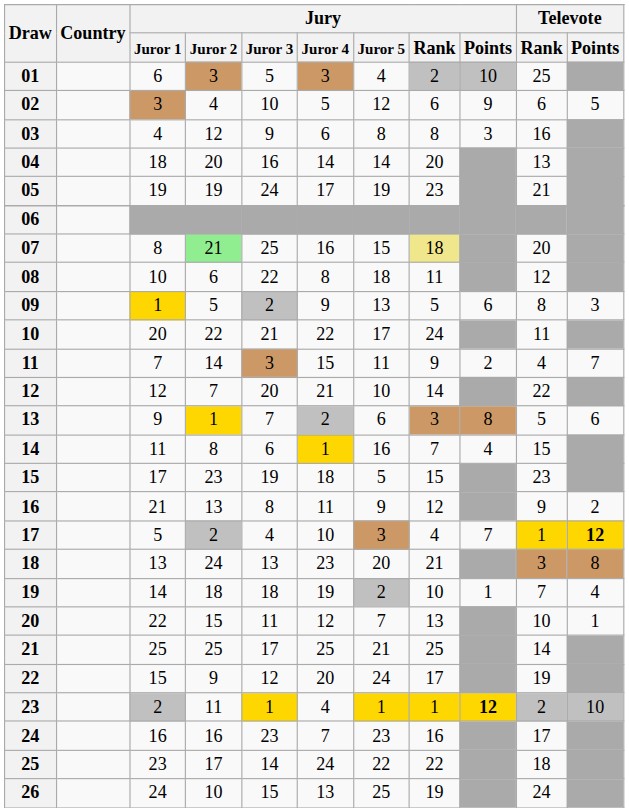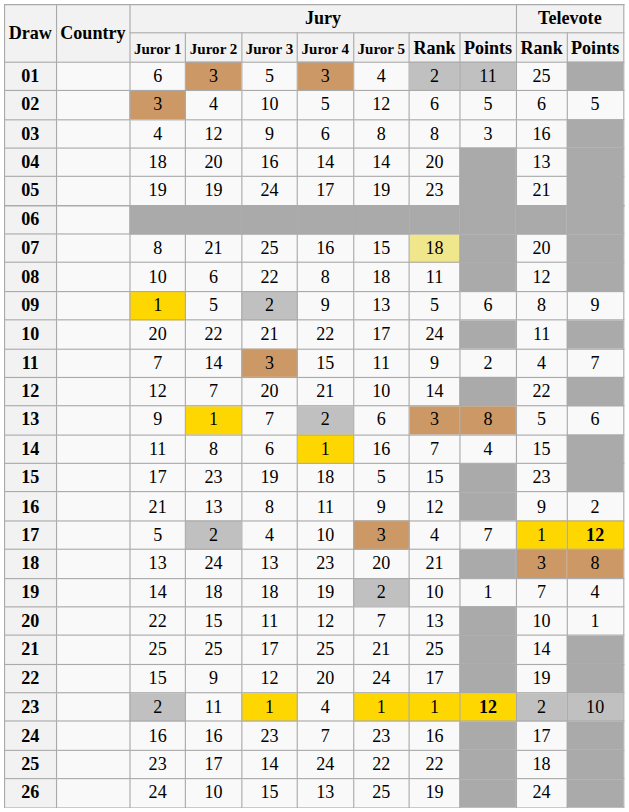(488, 76) 10 -> (488, 76) 11
(488, 104) 9 -> (488, 104) 5
(214, 248) lightgreen background -> (214, 248) no background
(595, 305) 3 -> (595, 305) 9
